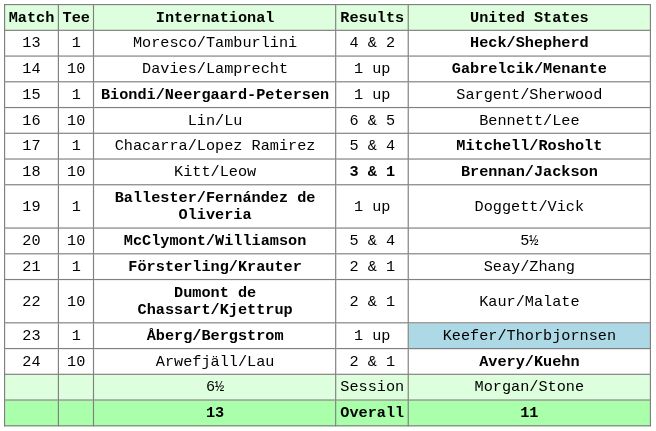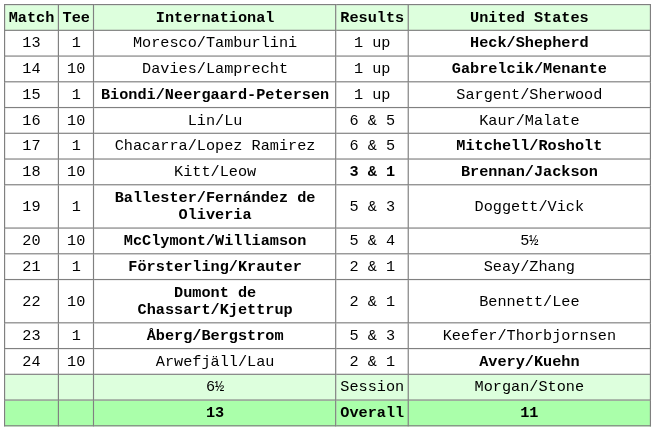(372, 43) 4 & 2 -> (372, 43) 1 up
(529, 120) Bennett/Lee -> (529, 120) Kaur/Malate
(372, 146) 5 & 4 -> (372, 146) 6 & 5
(372, 206) 1 up -> (372, 206) 5 & 3
(529, 301) Kaur/Malate -> (529, 301) Bennett/Lee
(372, 336) 1 up -> (372, 336) 5 & 3
(529, 336) lightblue background -> (529, 336) no background
